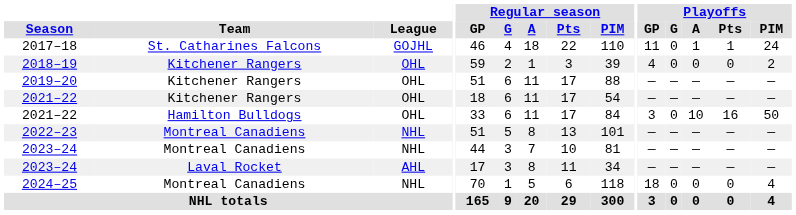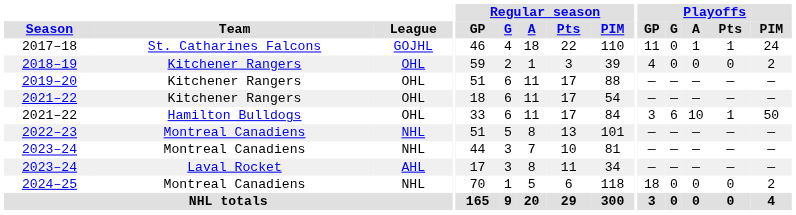(674, 116) 0 -> (674, 116) 6
(730, 116) 16 -> (730, 116) 1
(771, 184) 4 -> (771, 184) 2
